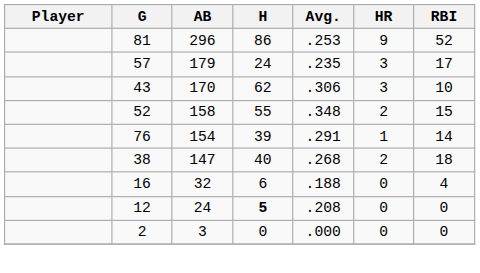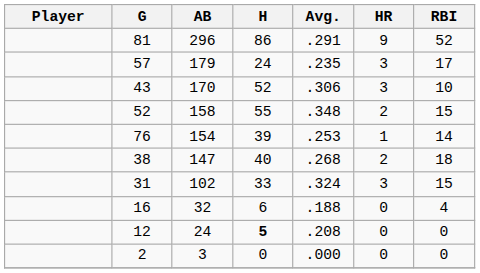(323, 40) .253 -> (323, 40) .291
(263, 88) 62 -> (263, 88) 52
(323, 136) .291 -> (323, 136) .253
+ row: (142, 184)
